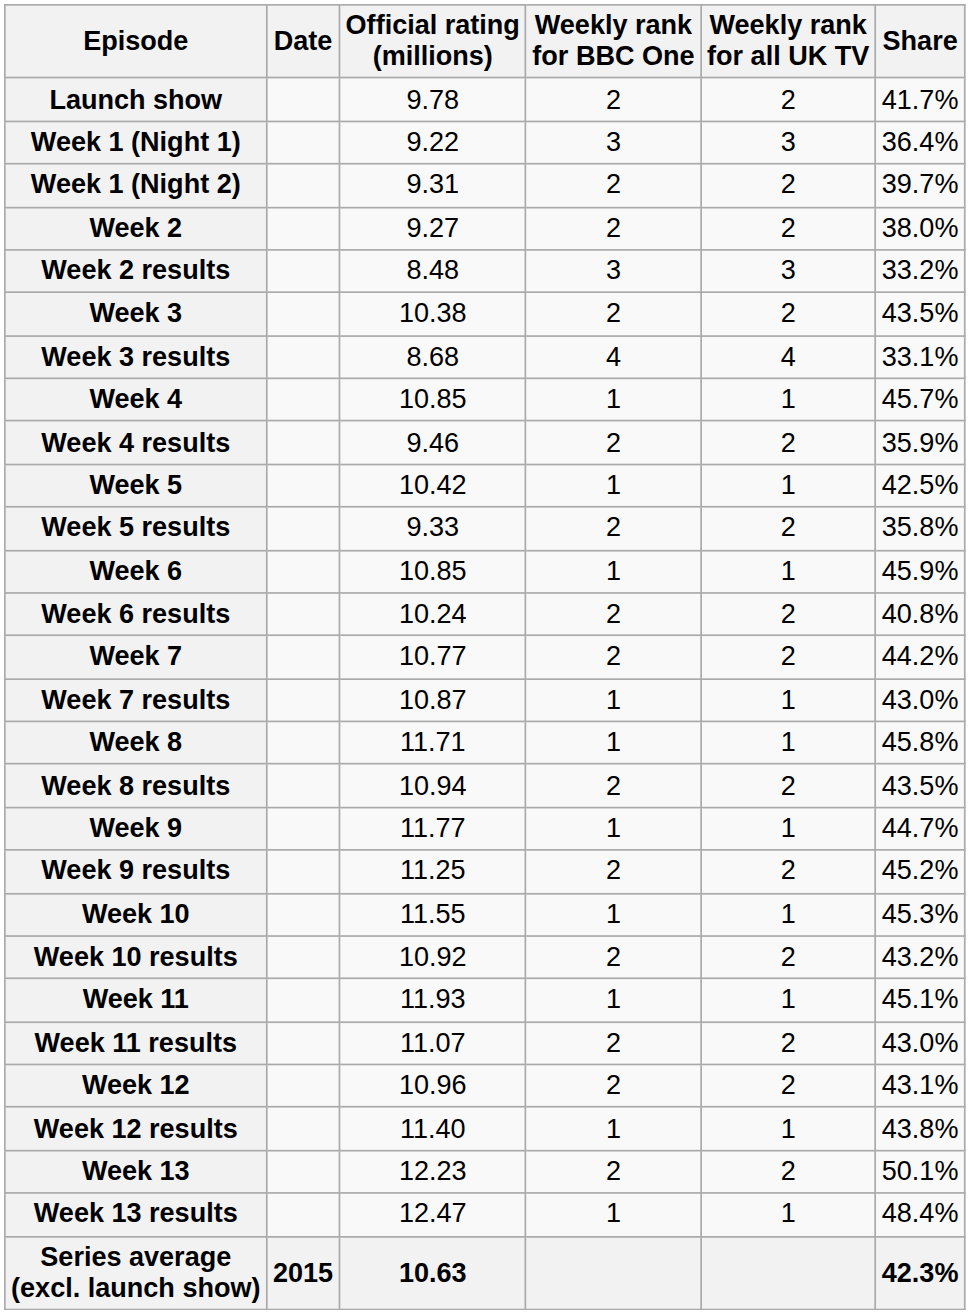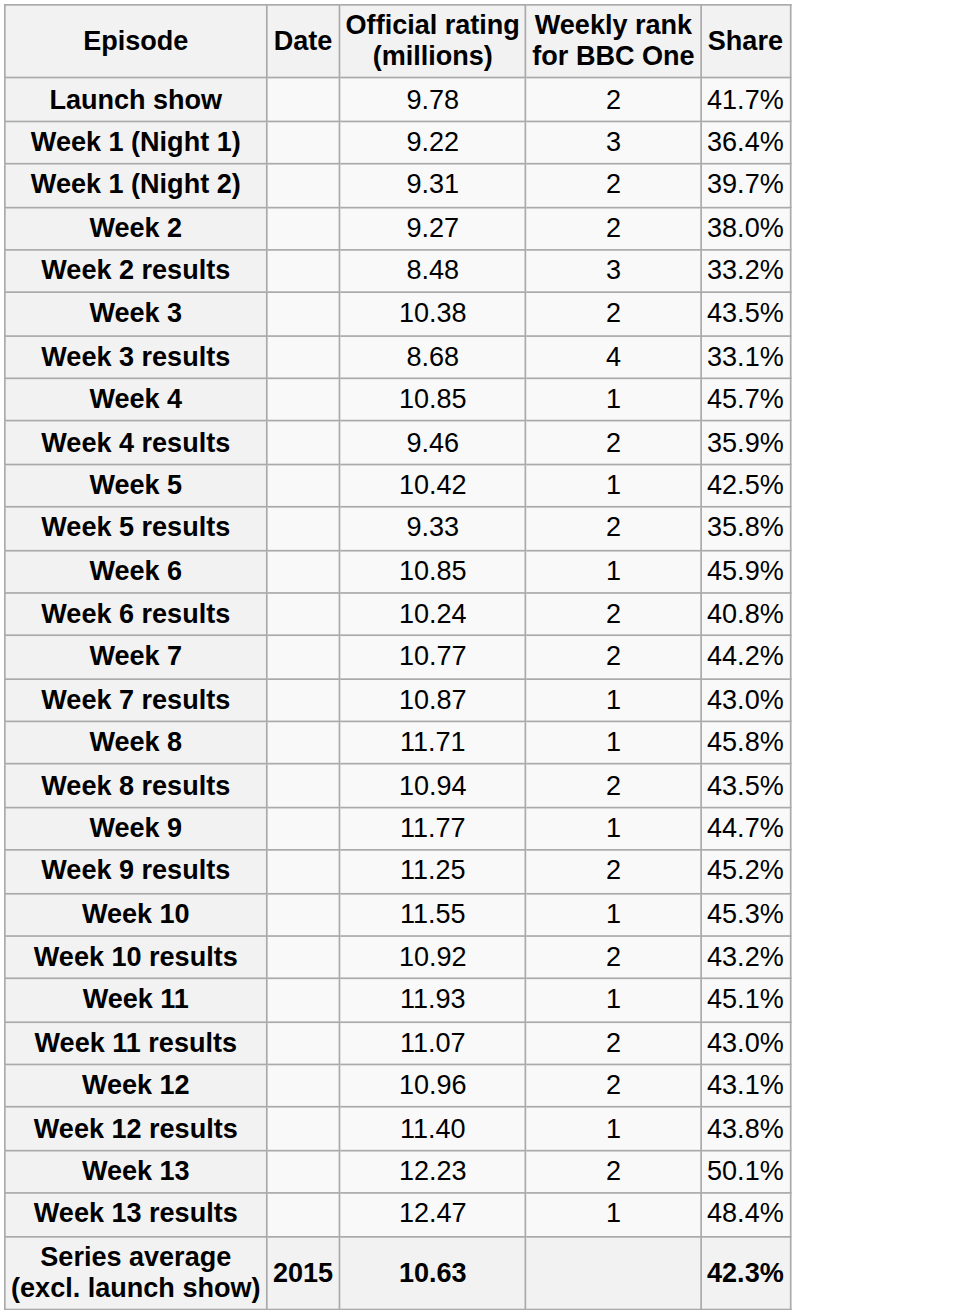- column: (788, 41)
